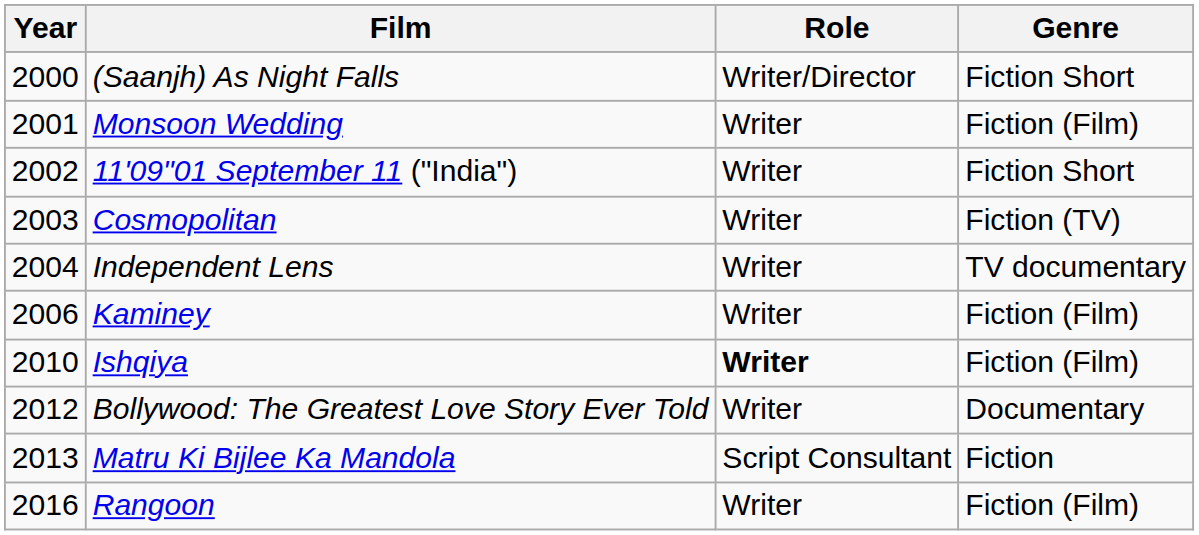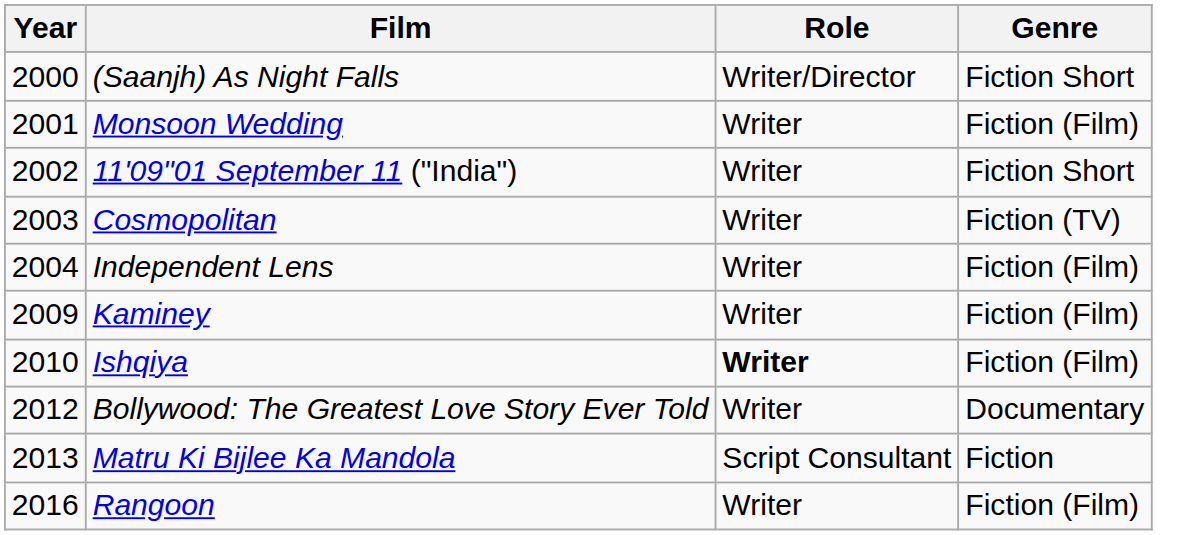(1076, 266) TV documentary -> (1052, 266) Fiction (Film)
(45, 314) 2006 -> (45, 314) 2009
